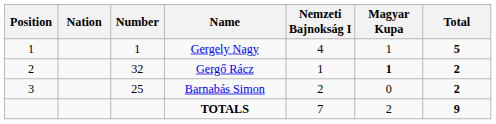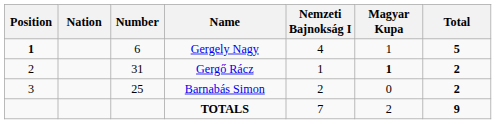(31, 49) normal -> (31, 49) bold
(137, 49) 1 -> (137, 49) 6
(137, 69) 32 -> (137, 69) 31
